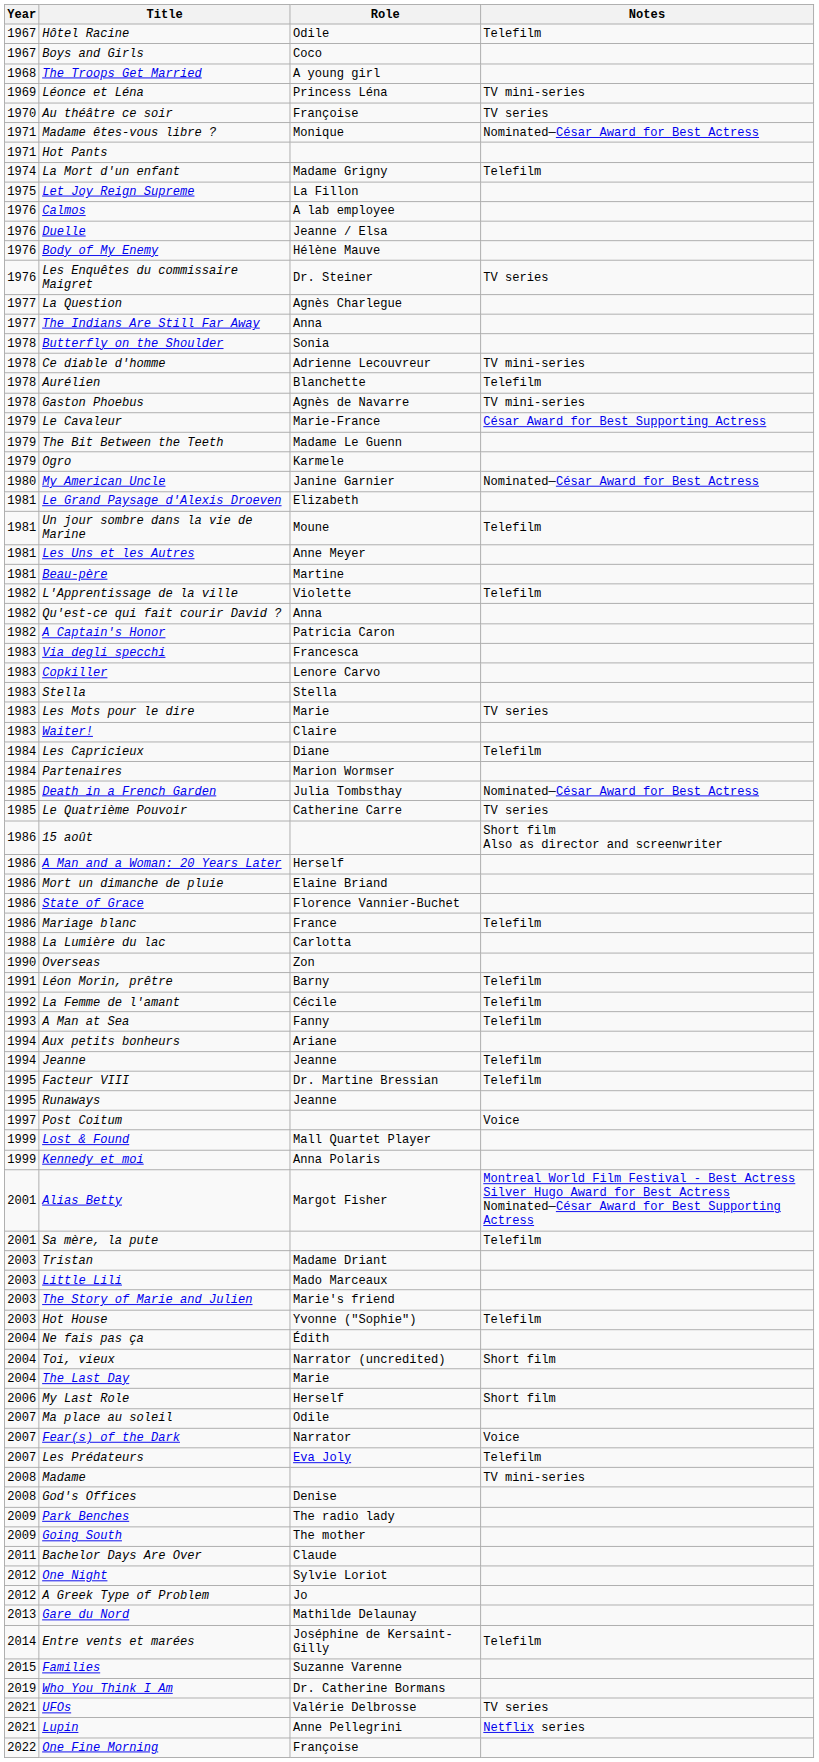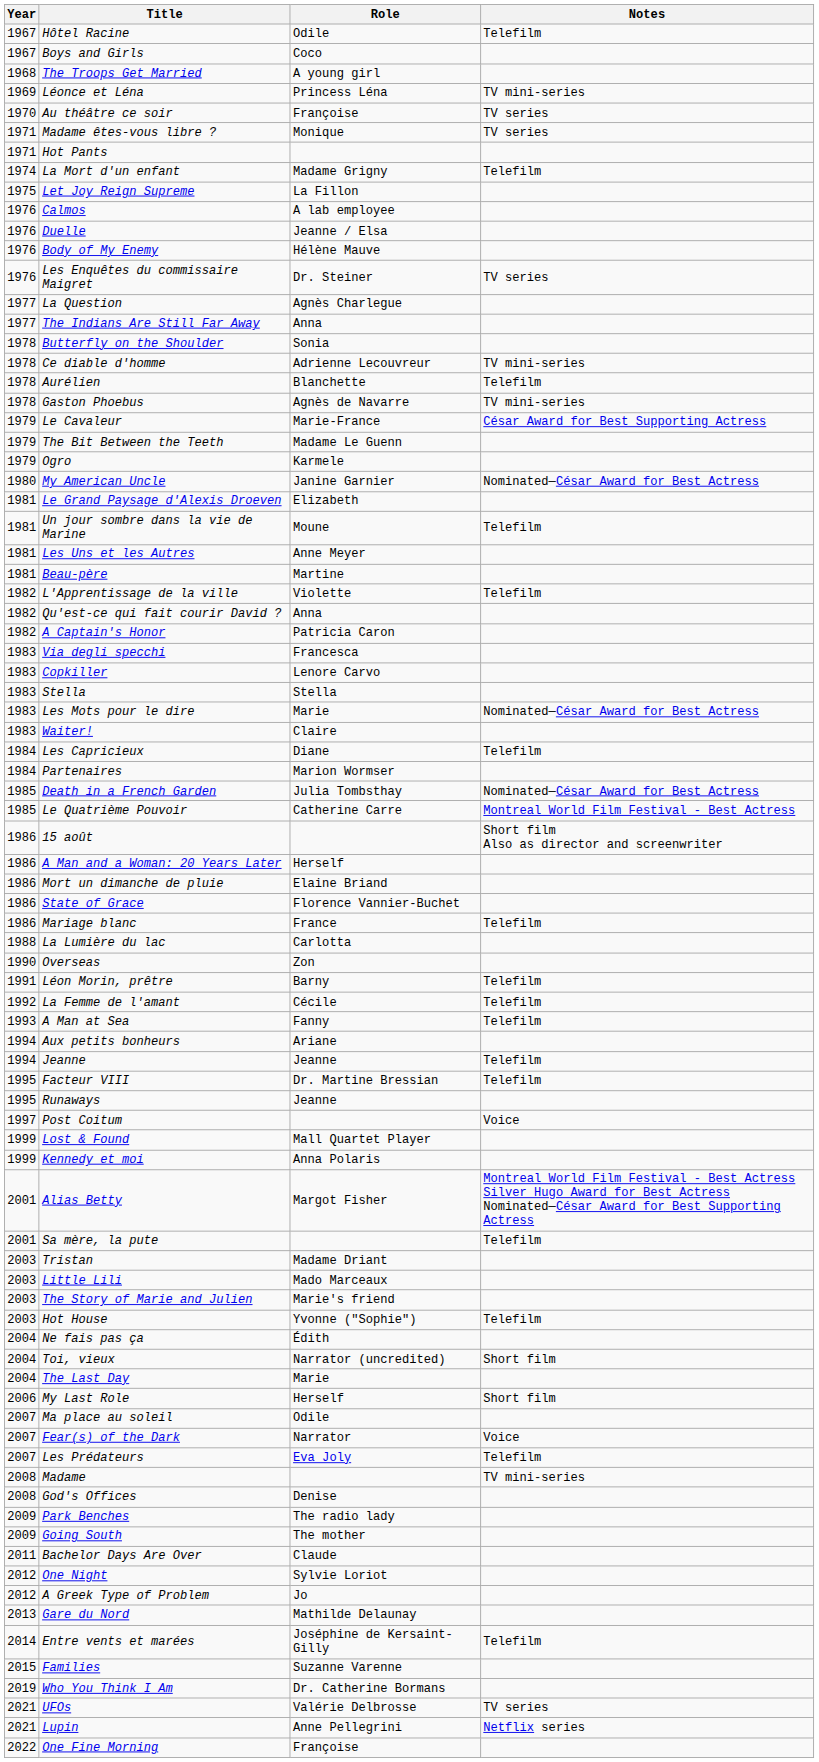(621, 133) Nominated—César Award for Best Actress -> (516, 133) TV series
(516, 712) TV series -> (621, 712) Nominated—César Award for Best Actress
(516, 811) TV series -> (639, 811) Montreal World Film Festival - Best Actress
